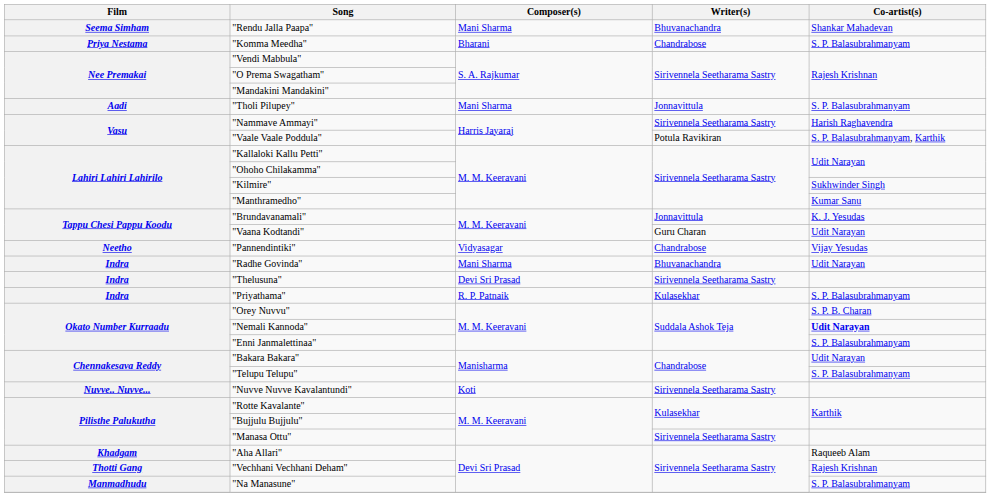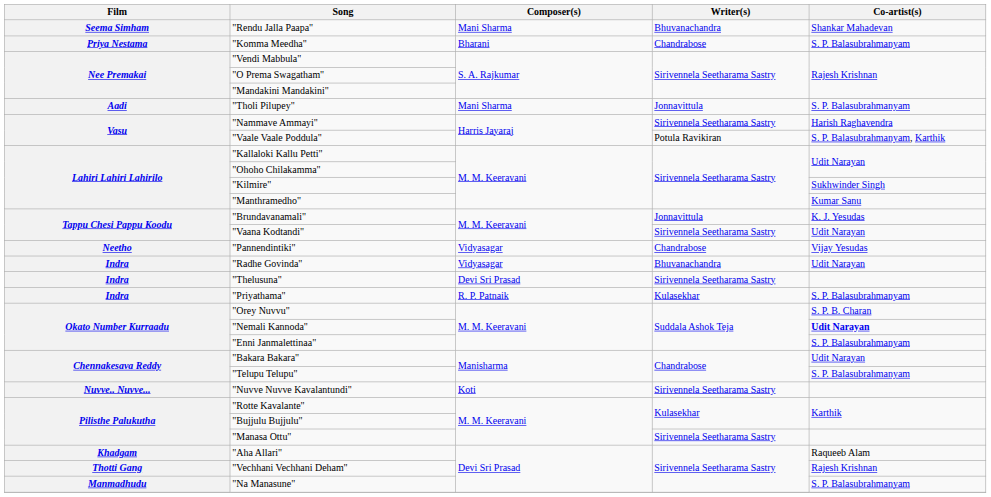(680, 232) Guru Charan -> (715, 232) Sirivennela Seetharama Sastry
(485, 264) Mani Sharma -> (480, 264) Vidyasagar
